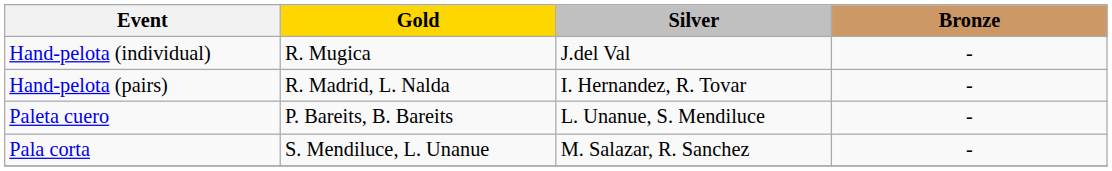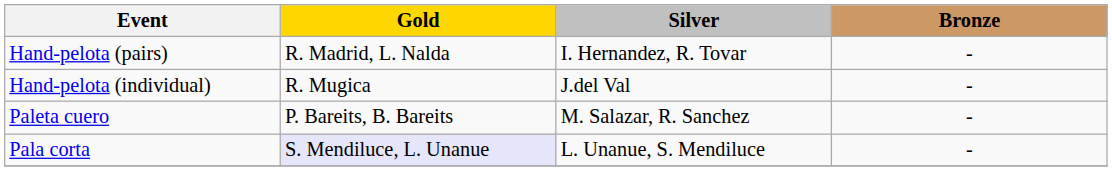rows swapped: (110, 52) <-> (89, 85)
(663, 117) L. Unanue, S. Mendiluce -> (655, 117) M. Salazar, R. Sanchez
(387, 149) no background -> (387, 149) lavender background
(655, 149) M. Salazar, R. Sanchez -> (663, 149) L. Unanue, S. Mendiluce
